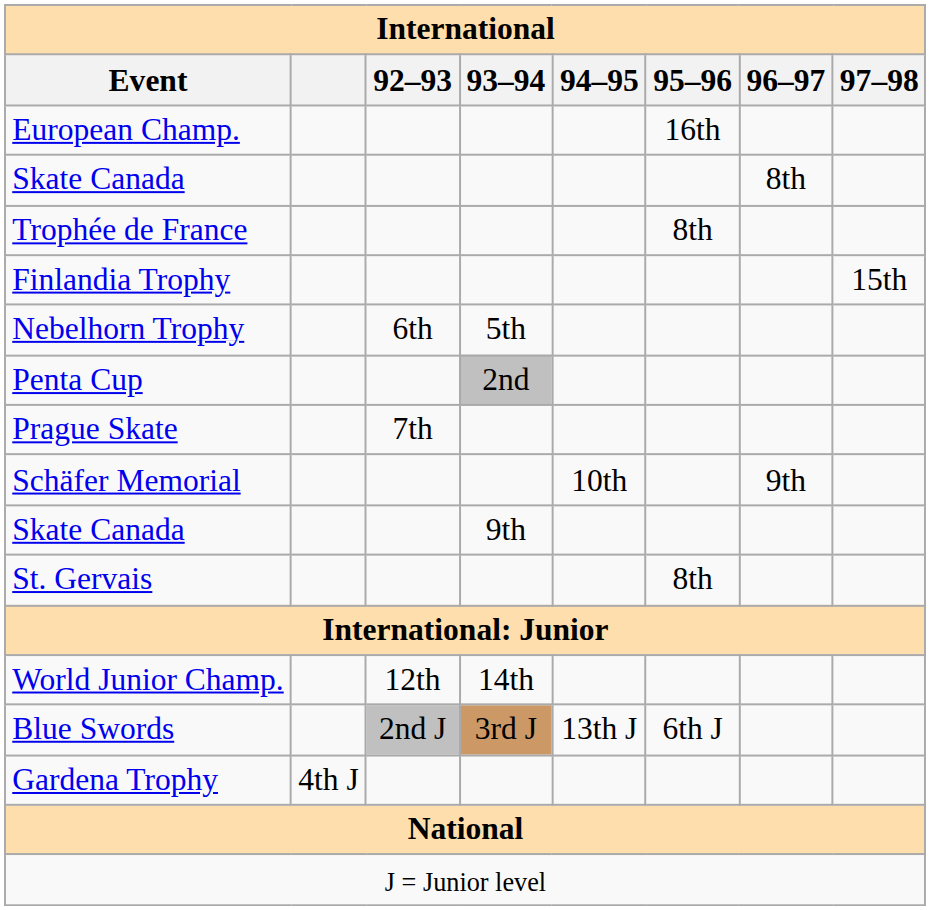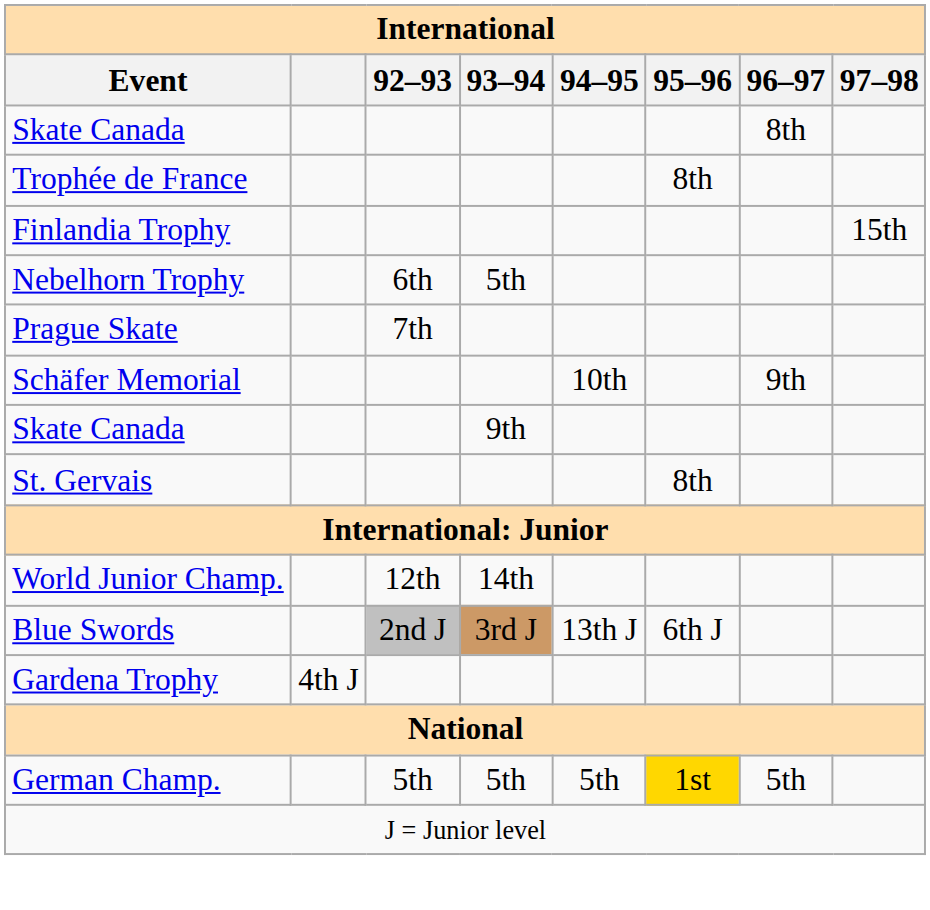- row: (126, 129)
- row: (77, 379)
+ row: (116, 779)
